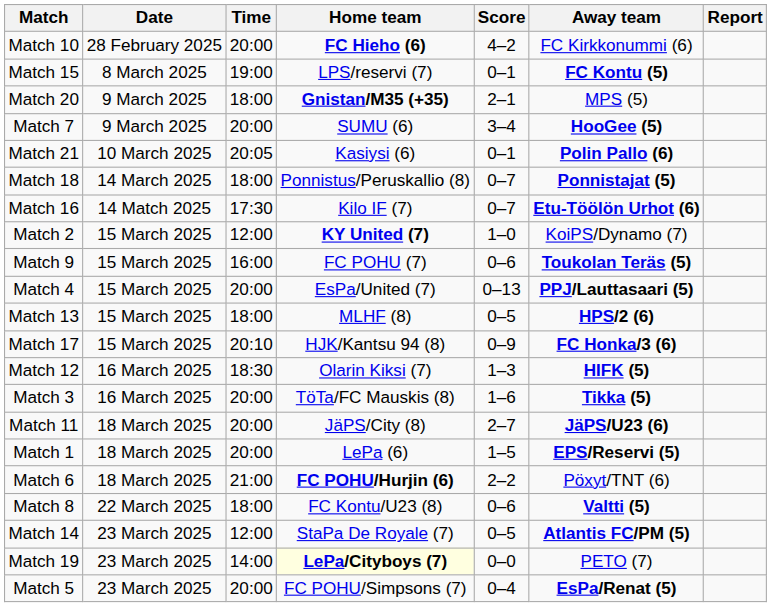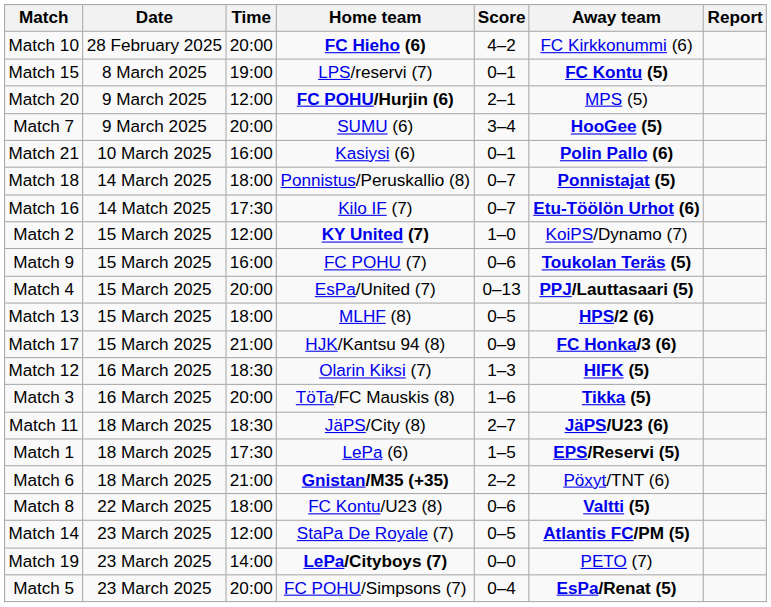(251, 99) 18:00 -> (251, 99) 12:00
(375, 99) Gnistan/M35 (+35) -> (375, 99) FC POHU/Hurjin (6)
(251, 153) 20:05 -> (251, 153) 16:00
(251, 343) 20:10 -> (251, 343) 21:00
(251, 425) 20:00 -> (251, 425) 18:30
(251, 452) 20:00 -> (251, 452) 17:30
(375, 479) FC POHU/Hurjin (6) -> (375, 479) Gnistan/M35 (+35)
(375, 561) lightyellow background -> (375, 561) no background
